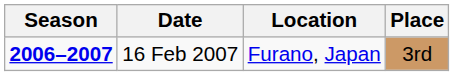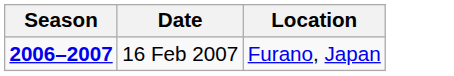- column: (417, 20)
